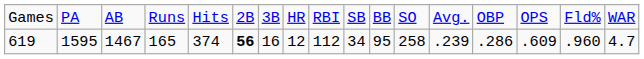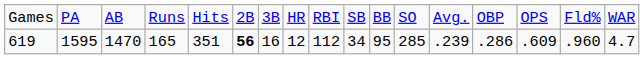(123, 42) 1467 -> (123, 42) 1470
(206, 42) 374 -> (206, 42) 351
(412, 42) 258 -> (412, 42) 285
